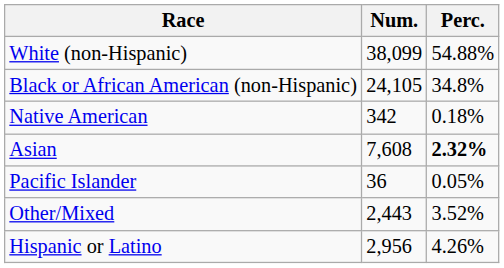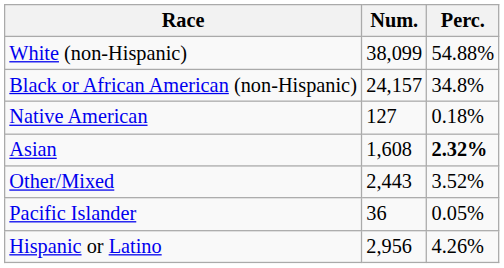(394, 85) 24,105 -> (394, 85) 24,157
(382, 117) 342 -> (382, 117) 127
(389, 149) 7,608 -> (389, 149) 1,608
rows swapped: (73, 181) <-> (62, 213)
